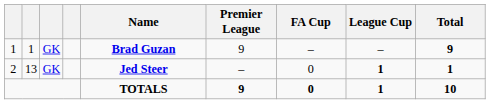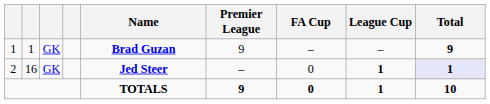(31, 69) 13 -> (31, 69) 16
(450, 69) no background -> (450, 69) lavender background
